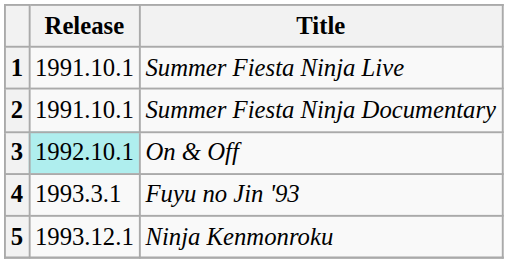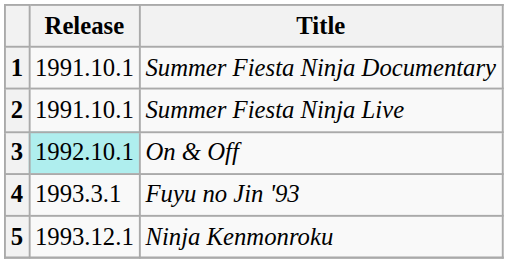(275, 67) Summer Fiesta Ninja Live -> (321, 67) Summer Fiesta Ninja Documentary
(321, 109) Summer Fiesta Ninja Documentary -> (275, 109) Summer Fiesta Ninja Live
